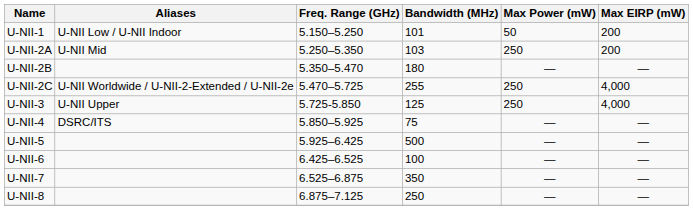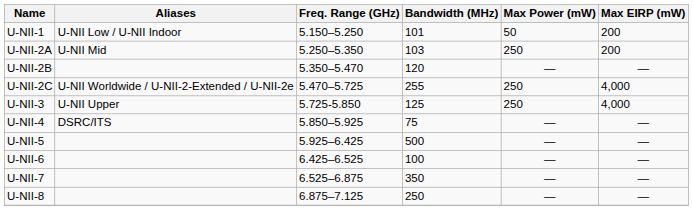(414, 68) 180 -> (414, 68) 120
